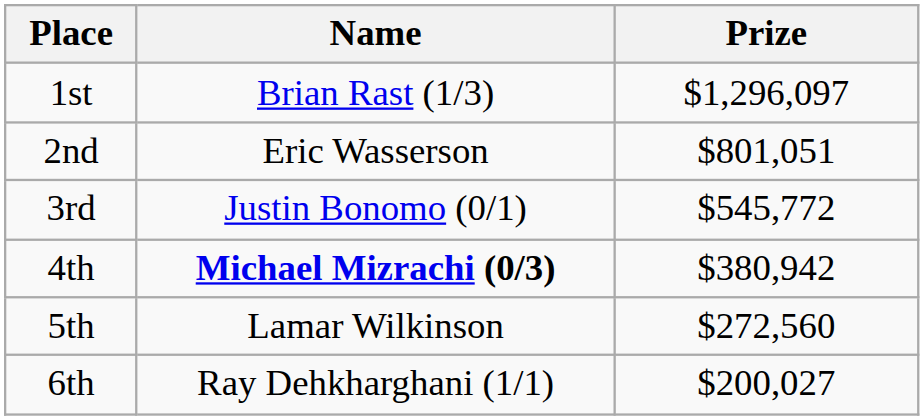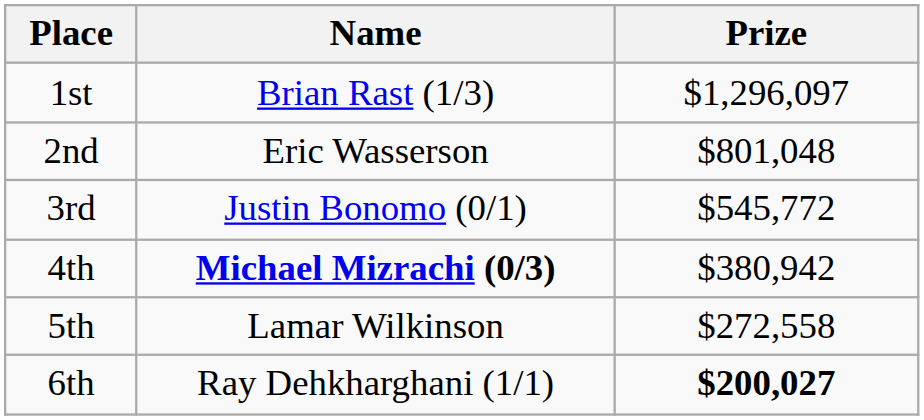(766, 150) $801,051 -> (766, 150) $801,048
(766, 325) $272,560 -> (766, 325) $272,558
(766, 383) normal -> (766, 383) bold
